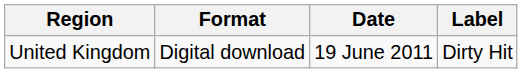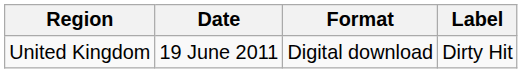columns swapped: (374, 20) <-> (232, 20)
